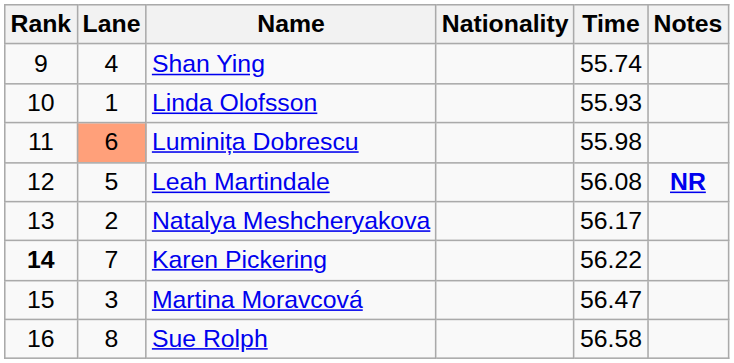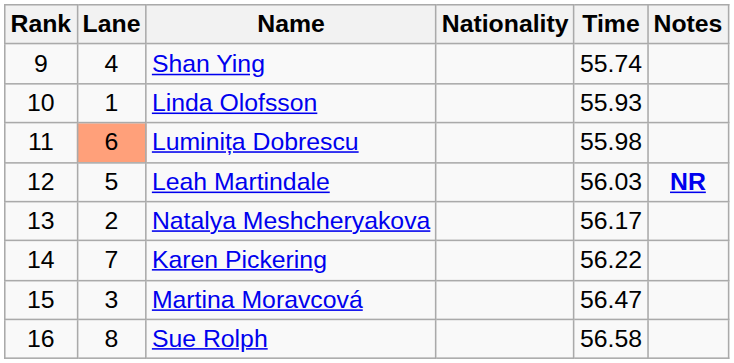(611, 181) 56.08 -> (611, 181) 56.03
(41, 260) bold -> (41, 260) normal
